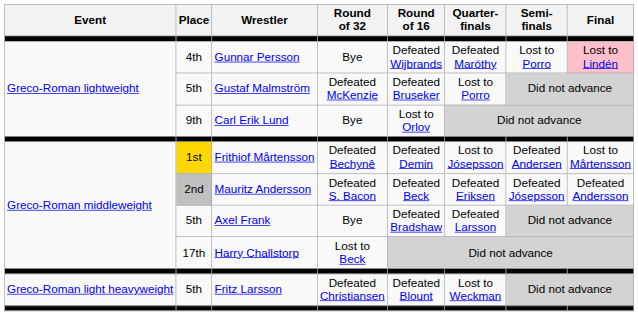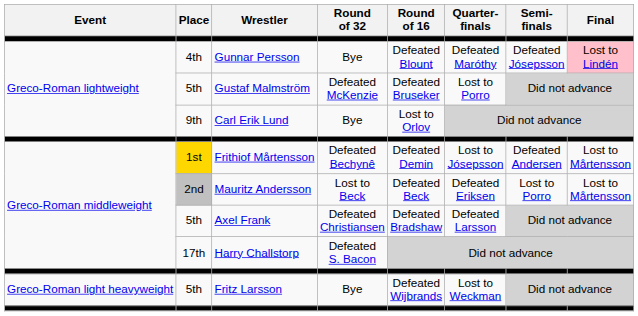(416, 57) Defeated Wijbrands -> (416, 57) Defeated Blount
(537, 57) Lost to Porro -> (537, 57) Defeated Jósepsson
(352, 189) Defeated S. Bacon -> (352, 189) Lost to Beck
(537, 189) Defeated Jósepsson -> (537, 189) Lost to Porro
(601, 189) Defeated Andersson -> (601, 189) Lost to Mårtensson
(352, 221) Bye -> (352, 221) Defeated Christiansen
(352, 252) Lost to Beck -> (352, 252) Defeated S. Bacon
(352, 289) Defeated Christiansen -> (352, 289) Bye
(416, 289) Defeated Blount -> (416, 289) Defeated Wijbrands
